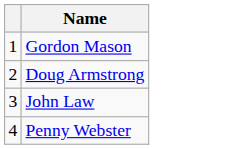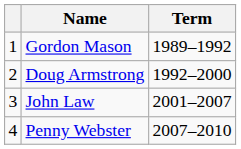+ column: (192, 18)
